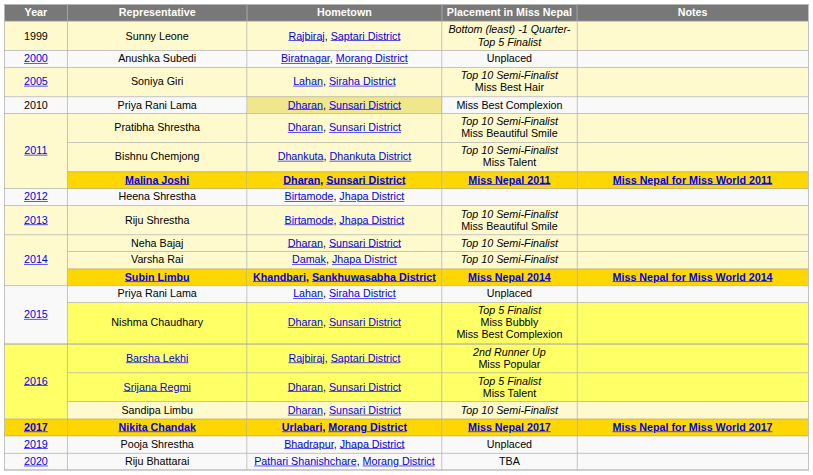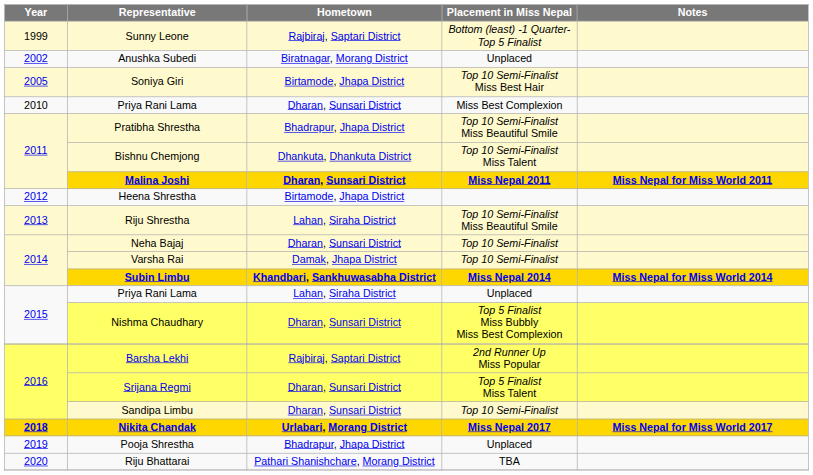(36, 59) 2000 -> (36, 59) 2002
(344, 82) Lahan, Siraha District -> (344, 82) Birtamode, Jhapa District
(344, 105) khaki background -> (344, 105) no background
(344, 128) Dharan, Sunsari District -> (344, 128) Bhadrapur, Jhapa District
(344, 220) Birtamode, Jhapa District -> (344, 220) Lahan, Siraha District
(36, 427) 2017 -> (36, 427) 2018
